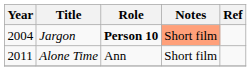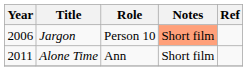(20, 35) 2004 -> (20, 35) 2006
(131, 35) bold -> (130, 35) normal
